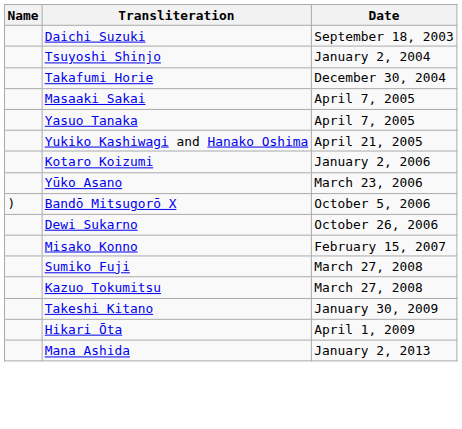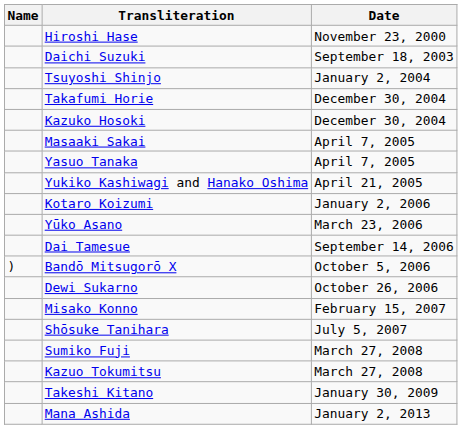+ row: (91, 36)
+ row: (95, 120)
+ row: (87, 246)
+ row: (107, 330)
- row: (83, 330)
